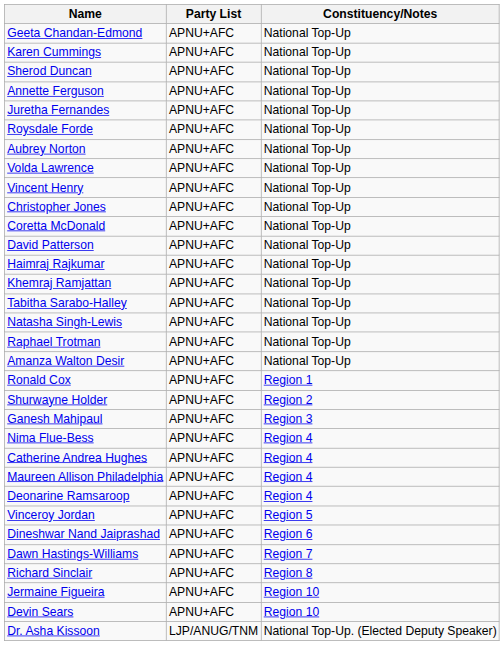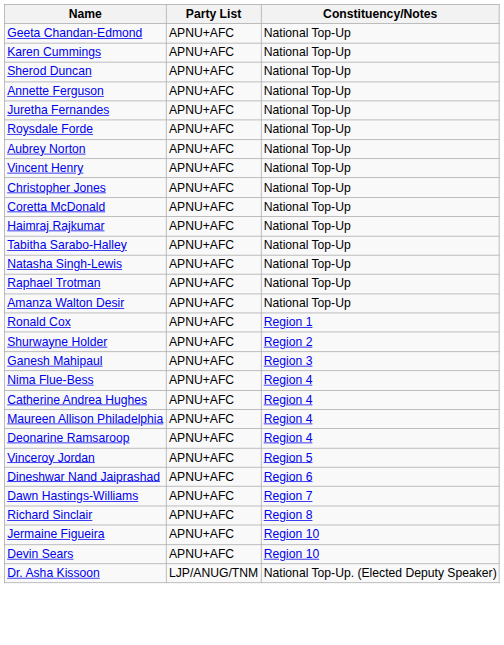- row: (50, 168)
- row: (50, 245)
- row: (59, 284)
